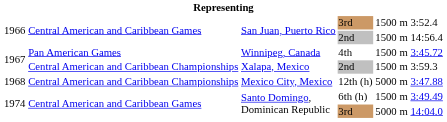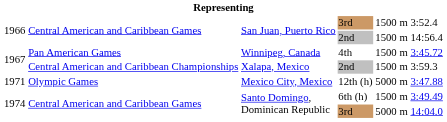(15, 81) 1968 -> (15, 81) 1971
(133, 81) Central American and Caribbean Championships -> (63, 81) Olympic Games
